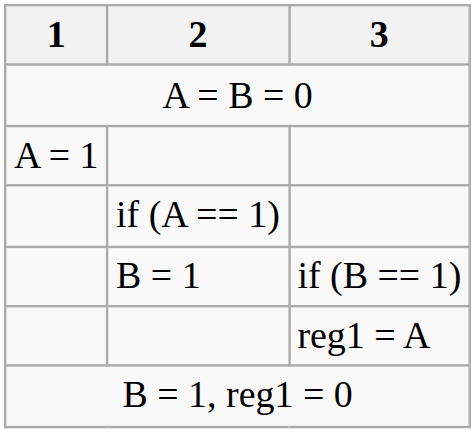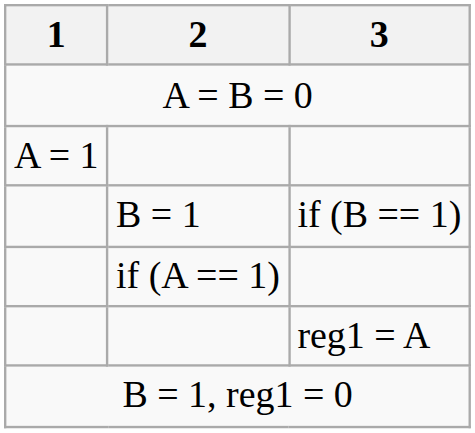rows swapped: (198, 214) <-> (158, 275)
